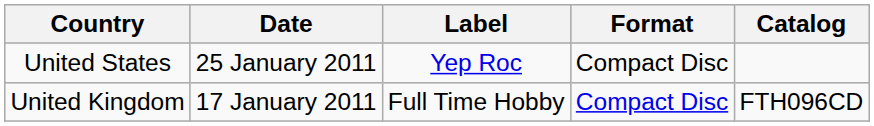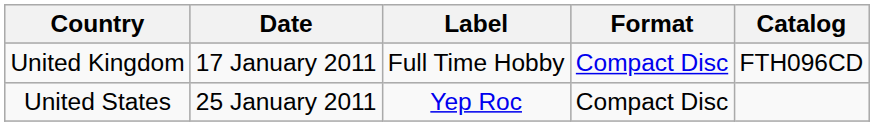rows swapped: (97, 101) <-> (97, 62)
